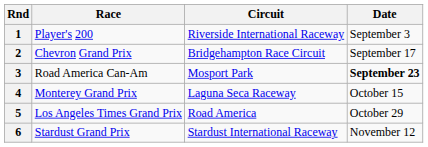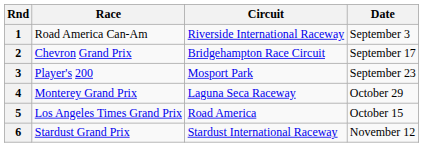(64, 34) Player's 200 -> (91, 34) Road America Can-Am
(91, 73) Road America Can-Am -> (64, 73) Player's 200
(385, 73) bold -> (383, 73) normal
(377, 93) October 15 -> (377, 93) October 29
(377, 113) October 29 -> (377, 113) October 15
